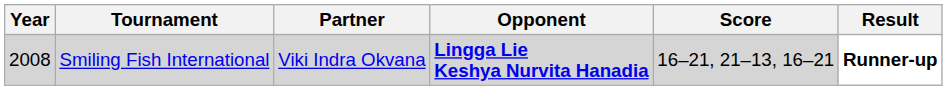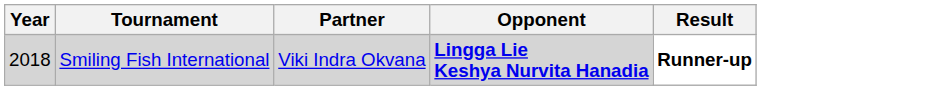- column: (746, 20)
(30, 60) 2008 -> (30, 60) 2018
